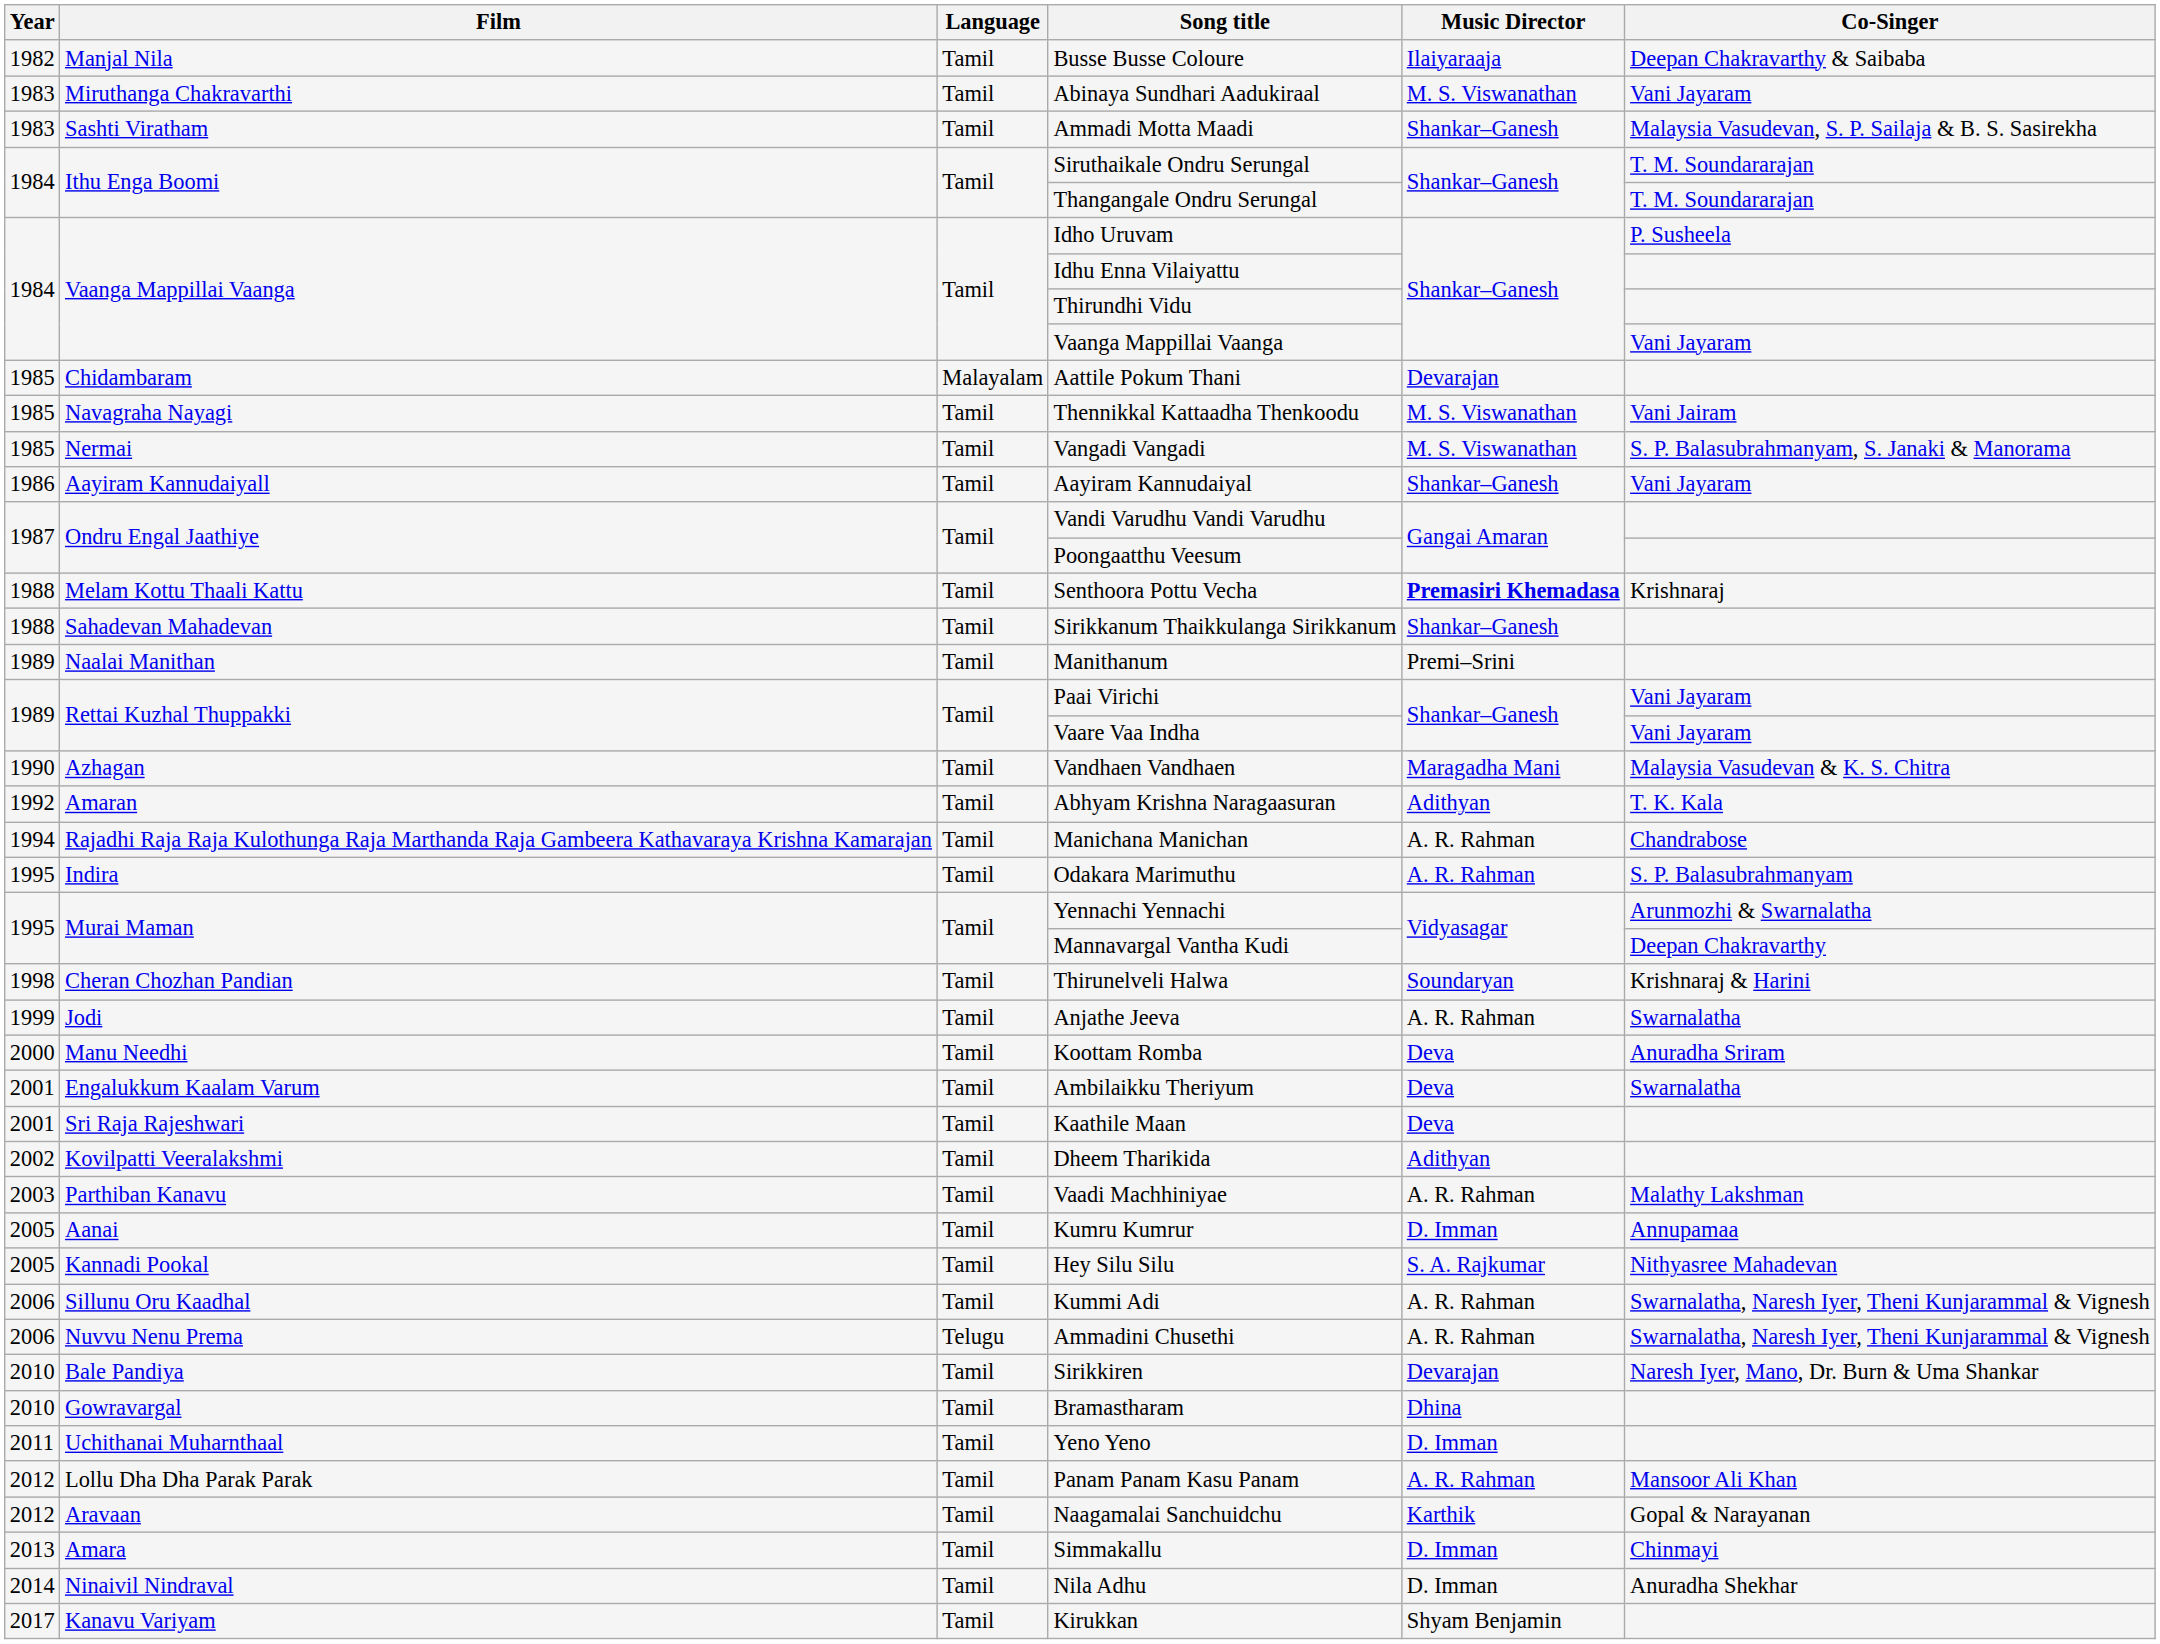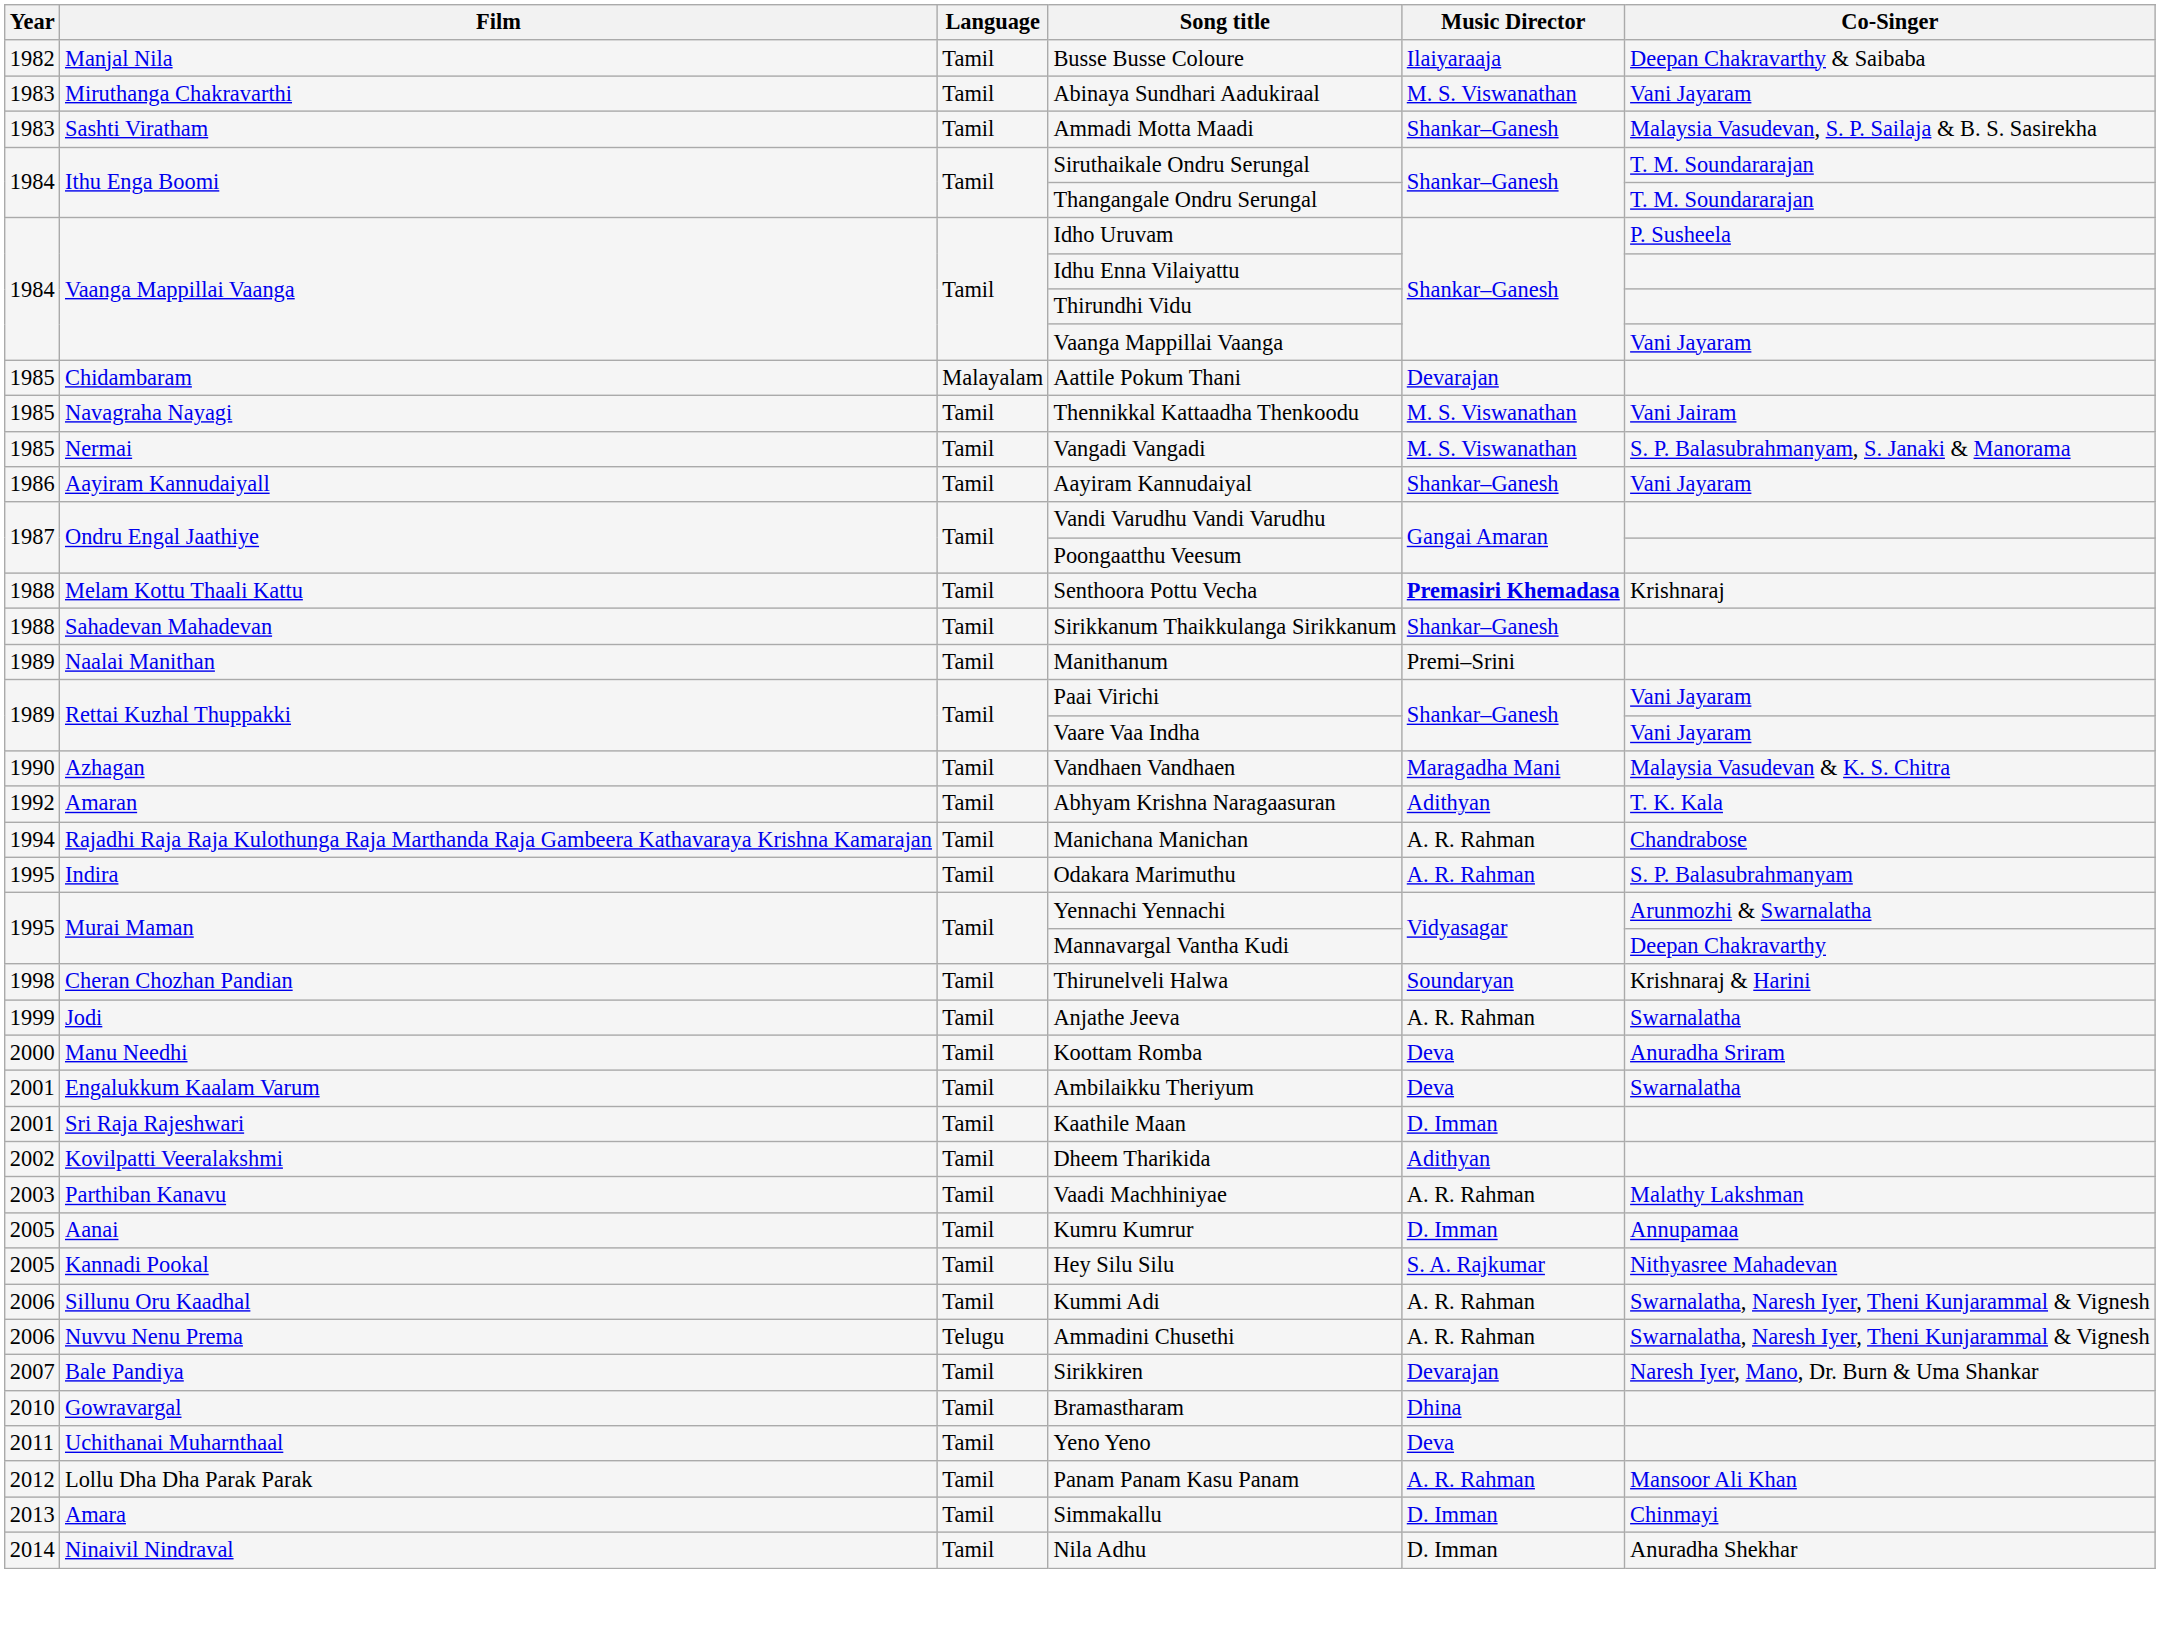(1430, 1123) Deva -> (1452, 1123) D. Imman
(32, 1372) 2010 -> (32, 1372) 2007
(1452, 1443) D. Imman -> (1430, 1443) Deva
- row: (1168, 1514)
- row: (1096, 1620)
